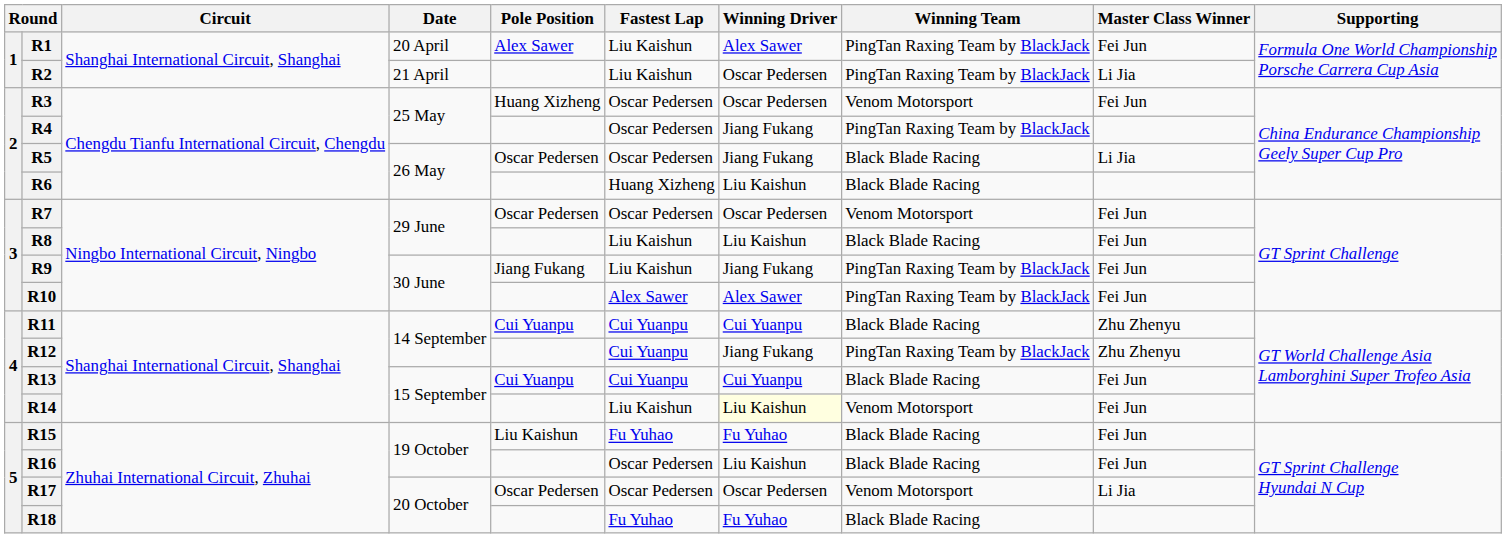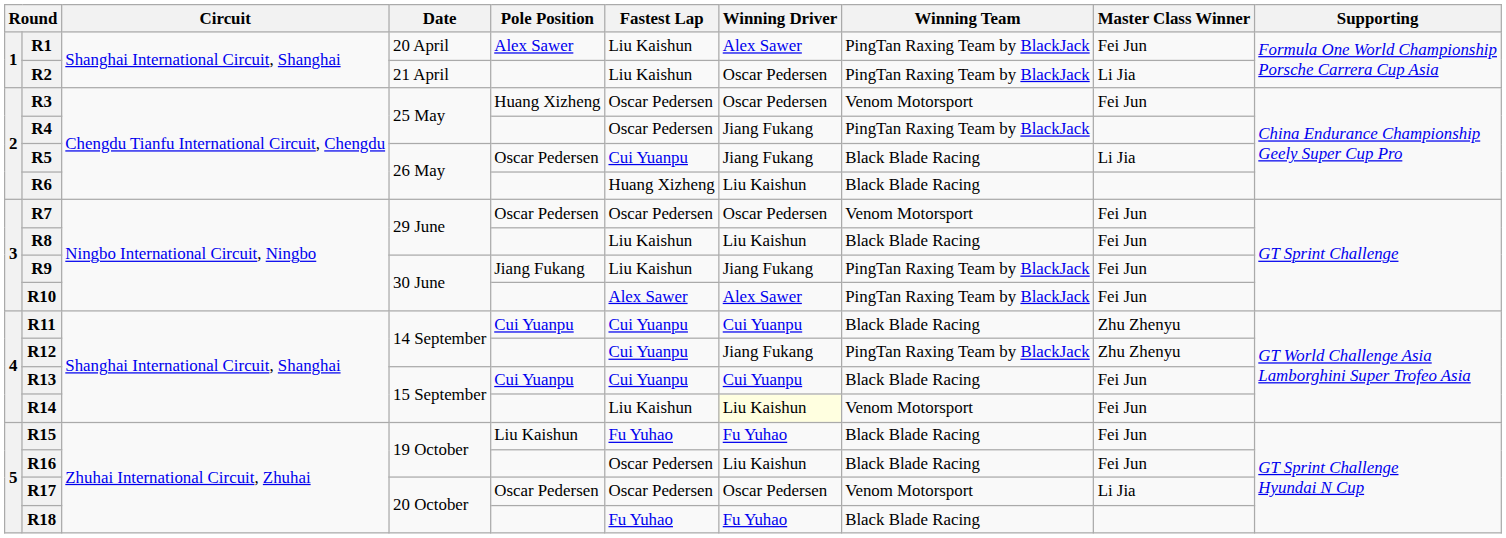(661, 157) Oscar Pedersen -> (648, 157) Cui Yuanpu
